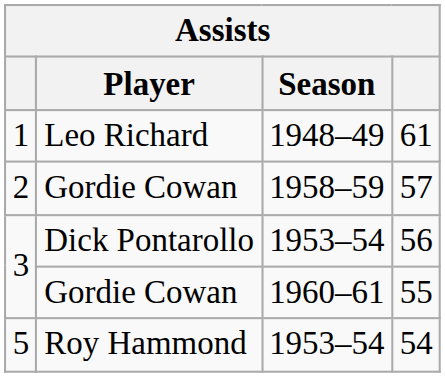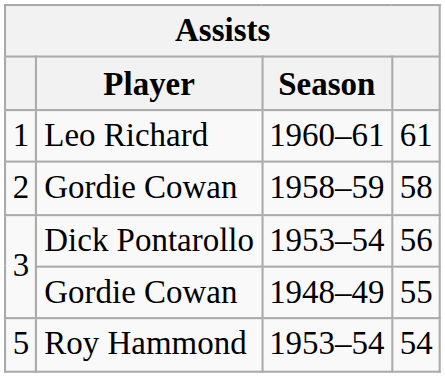(327, 135) 1948–49 -> (327, 135) 1960–61
(416, 187) 57 -> (416, 187) 58
(327, 291) 1960–61 -> (327, 291) 1948–49
